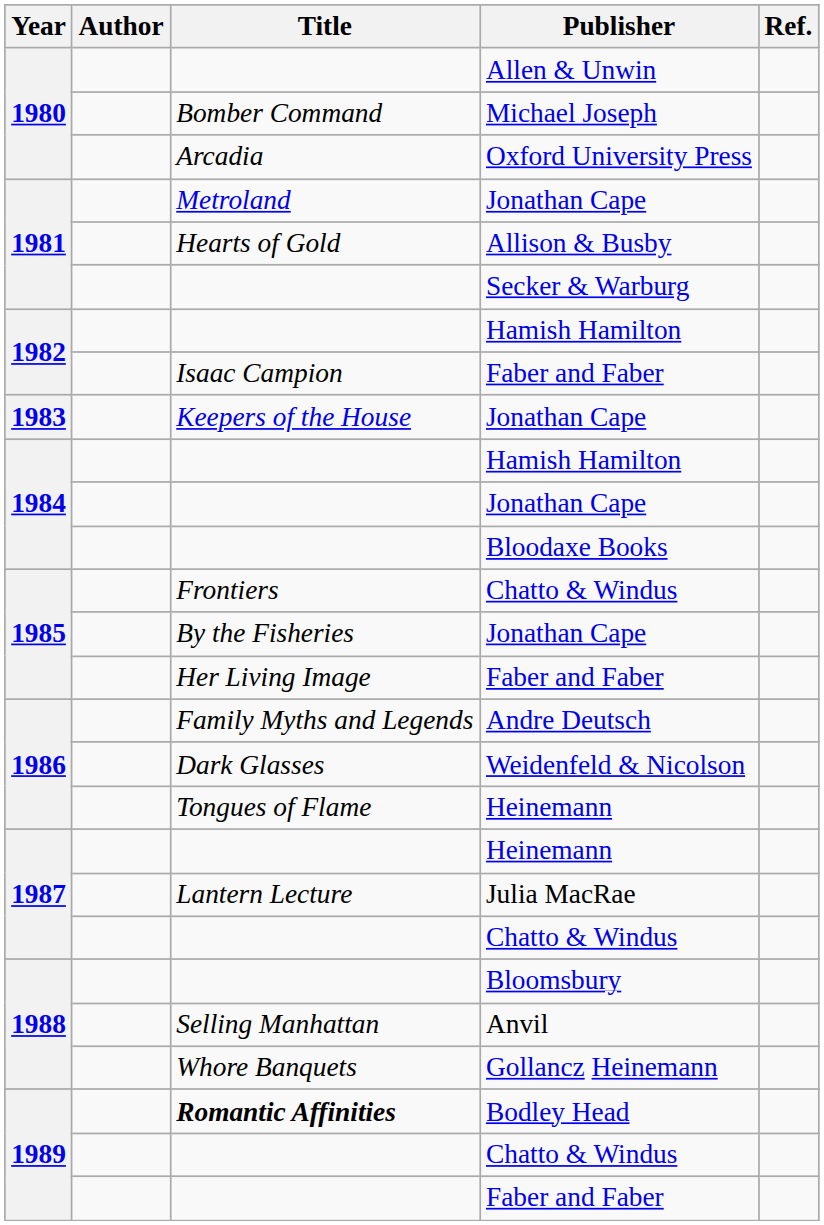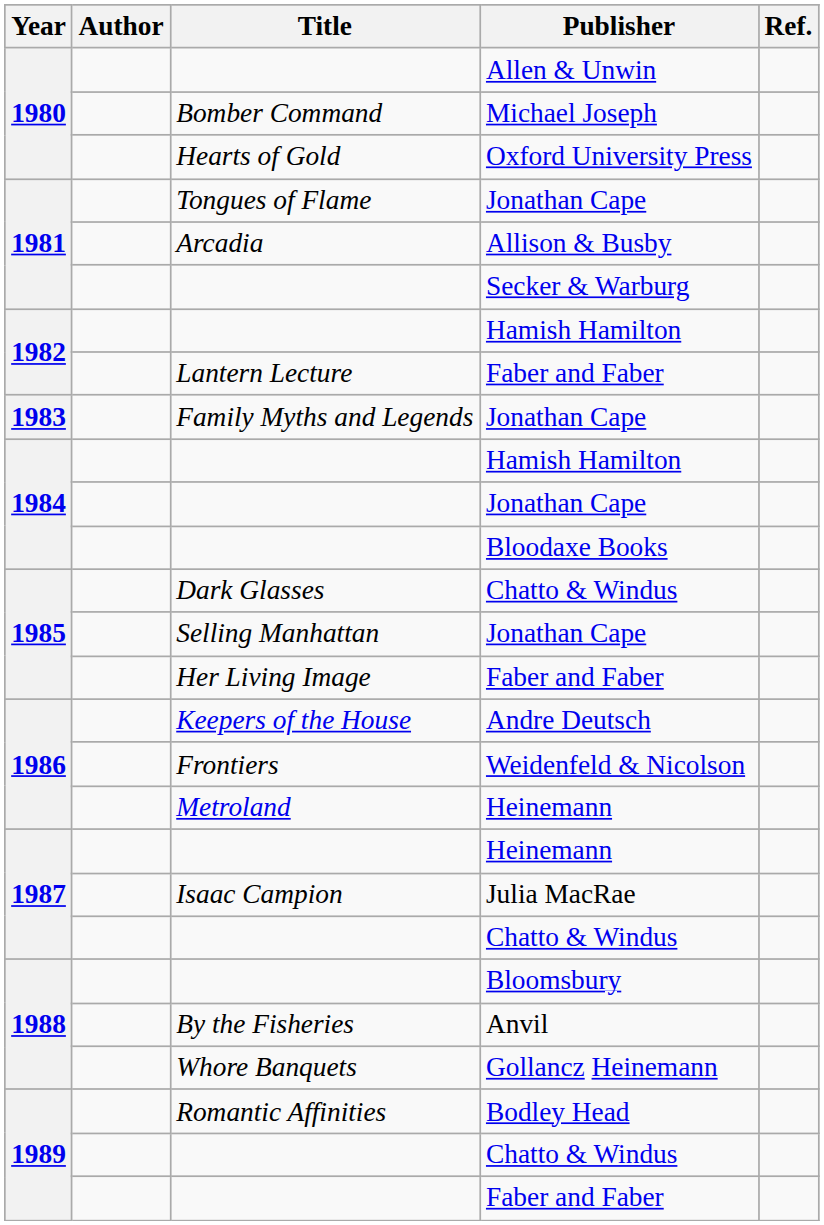(220, 156) Arcadia -> (258, 156) Hearts of Gold
(233, 199) Metroland -> (274, 199) Tongues of Flame
(258, 243) Hearts of Gold -> (220, 243) Arcadia
(259, 373) Isaac Campion -> (264, 373) Lantern Lecture
(294, 416) Keepers of the House -> (325, 416) Family Myths and Legends
(227, 590) Frontiers -> (250, 590) Dark Glasses
(265, 633) By the Fisheries -> (278, 633) Selling Manhattan
(325, 720) Family Myths and Legends -> (294, 720) Keepers of the House
(250, 763) Dark Glasses -> (227, 763) Frontiers
(274, 807) Tongues of Flame -> (233, 807) Metroland
(264, 894) Lantern Lecture -> (259, 894) Isaac Campion
(278, 1024) Selling Manhattan -> (265, 1024) By the Fisheries
(286, 1110) bold -> (281, 1110) normal
